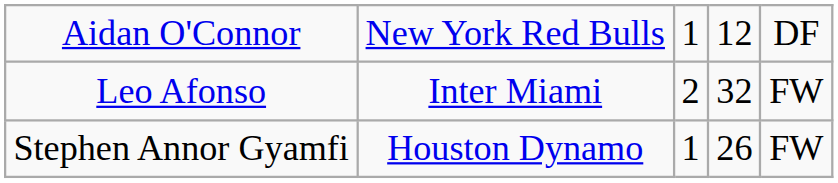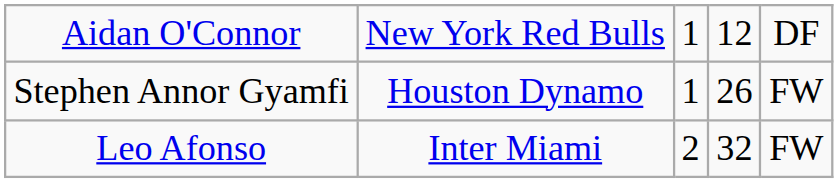rows swapped: (181, 147) <-> (181, 90)
